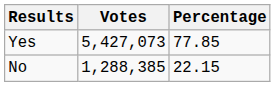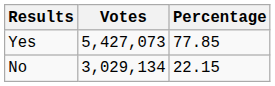(123, 68) 1,288,385 -> (123, 68) 3,029,134
